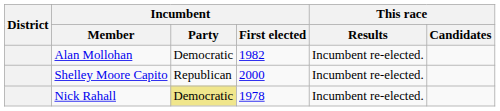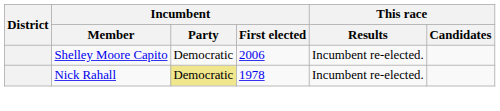- row: (93, 55)
(203, 75) Republican -> (203, 55) Democratic
(252, 75) 2000 -> (252, 55) 2006
